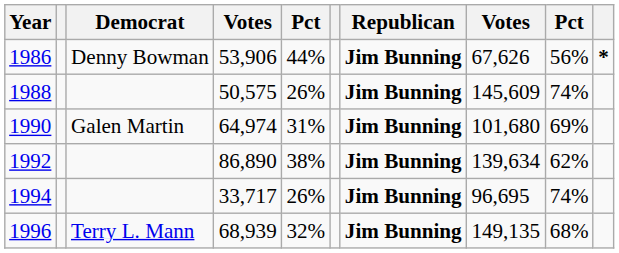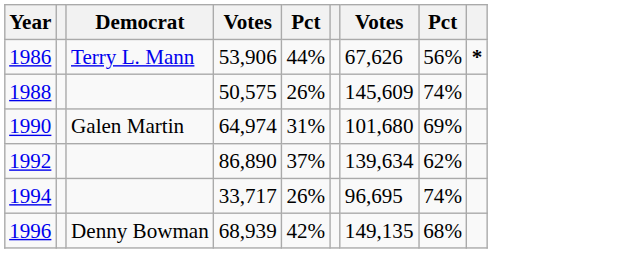- column: (403, 21)
(140, 56) Denny Bowman -> (133, 56) Terry L. Mann
(306, 161) 38% -> (306, 161) 37%
(133, 230) Terry L. Mann -> (140, 230) Denny Bowman
(306, 230) 32% -> (306, 230) 42%
